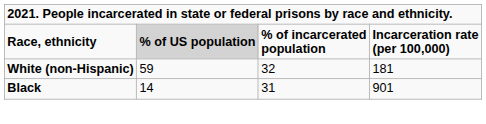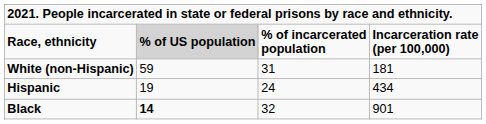(268, 68) 32 -> (268, 68) 31
+ row: (34, 88)
(147, 88) normal -> (147, 108) bold
(268, 88) 31 -> (268, 108) 32
